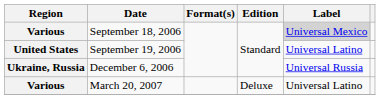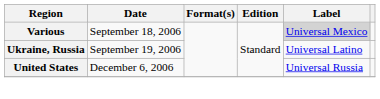(46, 49) United States -> (46, 49) Ukraine, Russia
(46, 67) Ukraine, Russia -> (46, 67) United States
- row: (126, 85)
